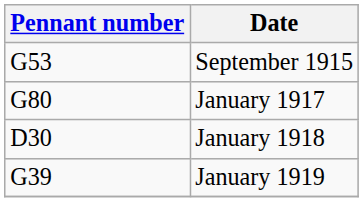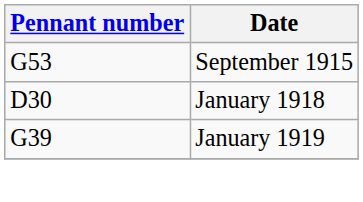- row: (260, 100)
